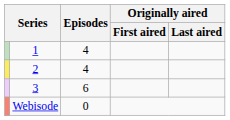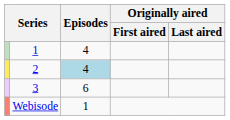(86, 69) no background -> (86, 69) lightblue background
(86, 106) 0 -> (86, 106) 1
